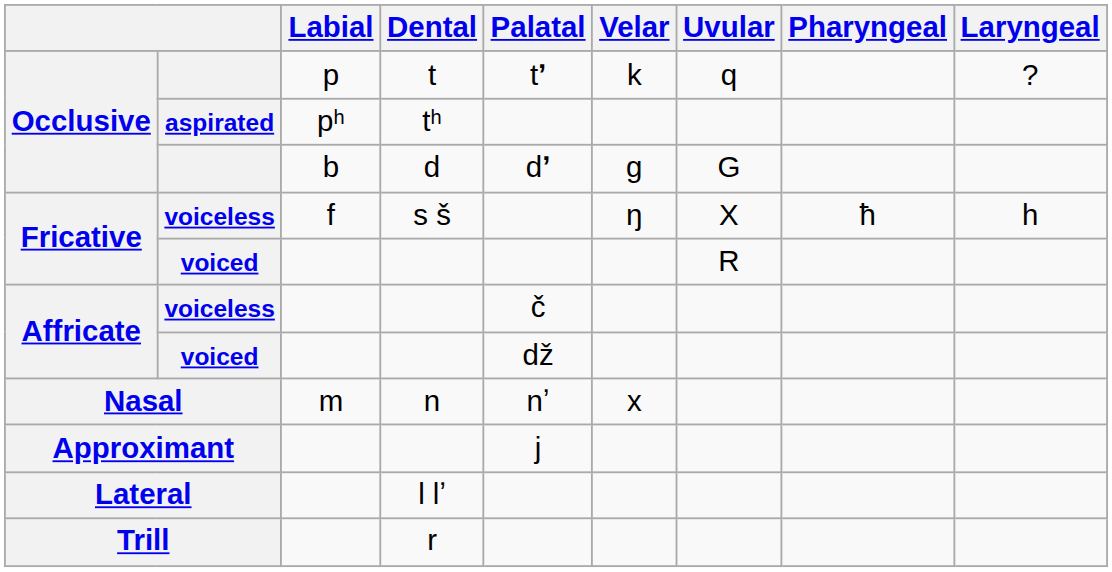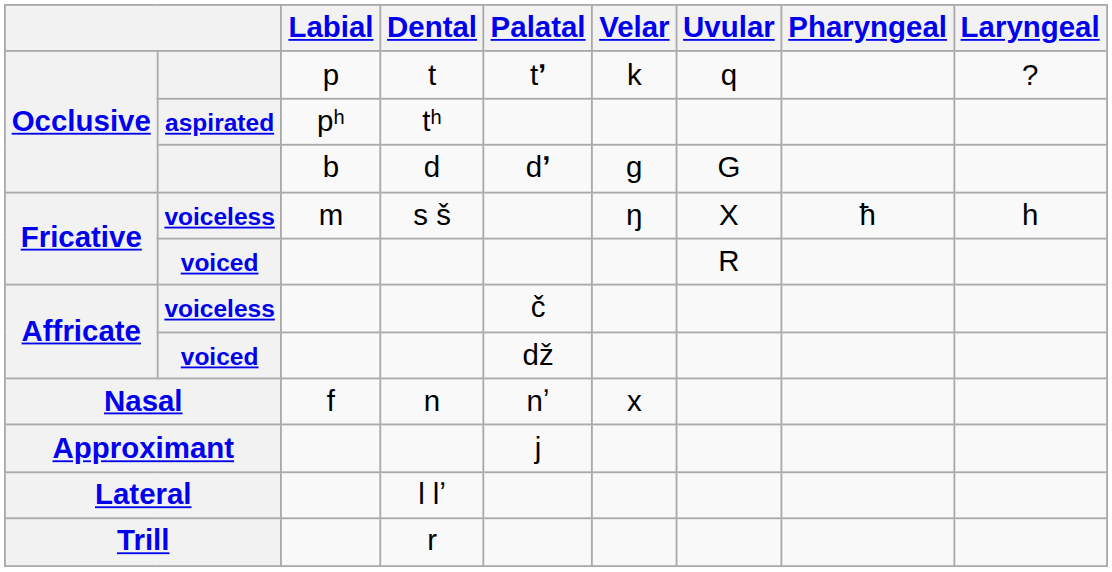(331, 214) f -> (331, 214) m
(331, 401) m -> (331, 401) f
